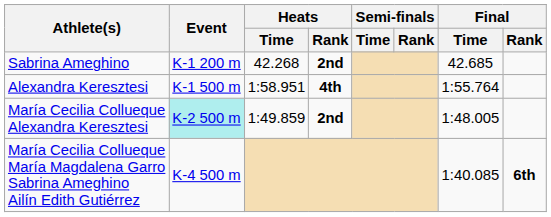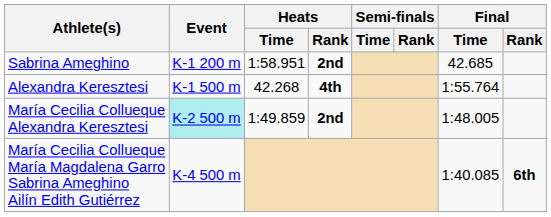(276, 63) 42.268 -> (276, 63) 1:58.951
(276, 87) 1:58.951 -> (276, 87) 42.268
